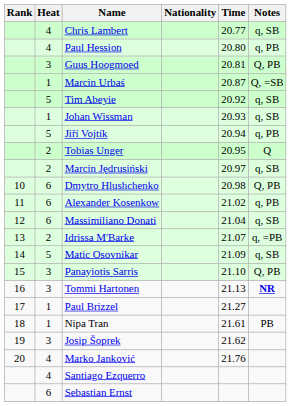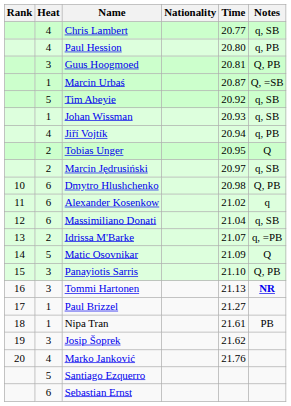(48, 133) 5 -> (48, 133) 4
(267, 202) q, PB -> (267, 202) q
(267, 254) q, SB -> (267, 254) Q
(48, 375) 4 -> (48, 375) 5
